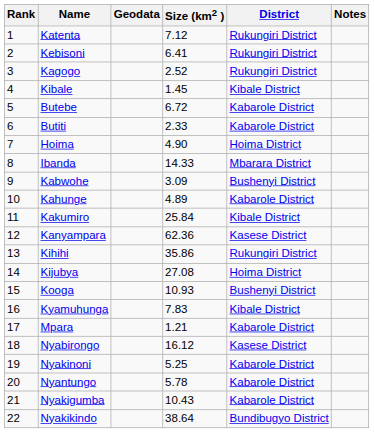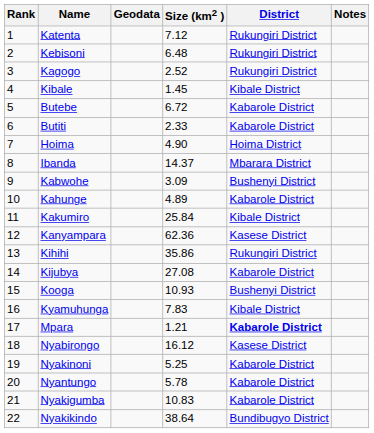(176, 53) 6.41 -> (176, 53) 6.48
(180, 162) 14.33 -> (180, 162) 14.37
(265, 272) Hoima District -> (272, 272) Kabarole District
(272, 327) normal -> (276, 327) bold
(180, 400) 10.43 -> (180, 400) 10.83
